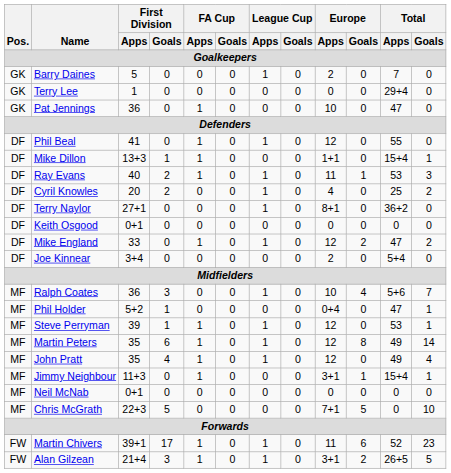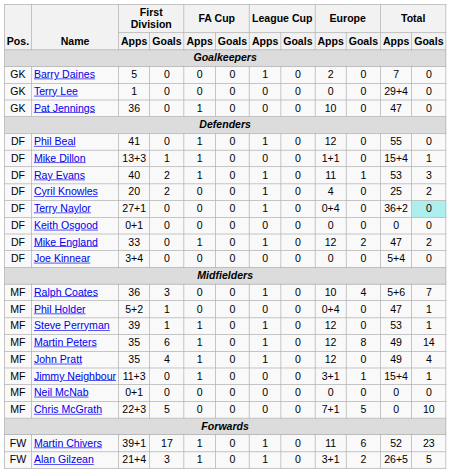(331, 208) 8+1 -> (331, 208) 0+4
(429, 208) no background -> (429, 208) paleturquoise background
(331, 259) 2 -> (331, 259) 0
